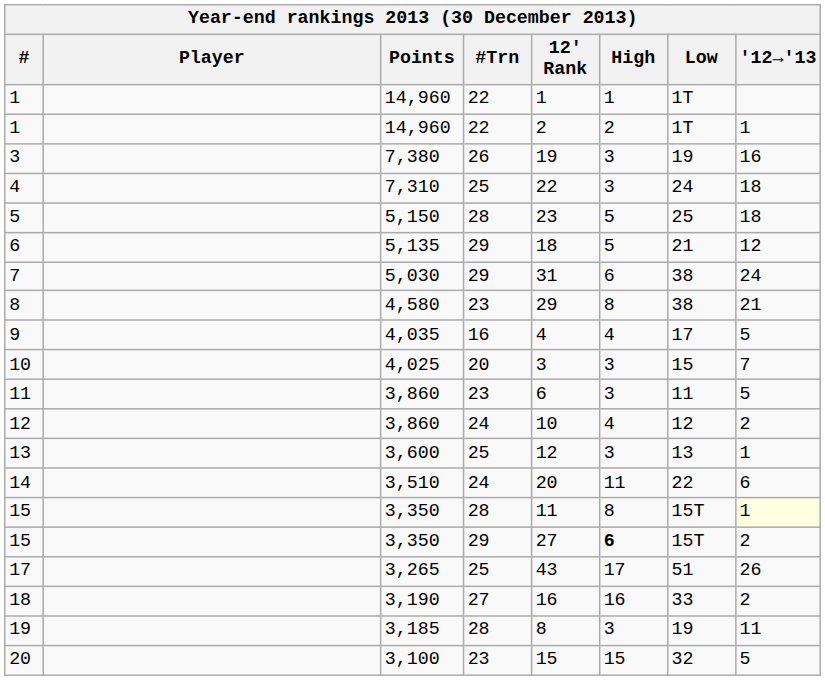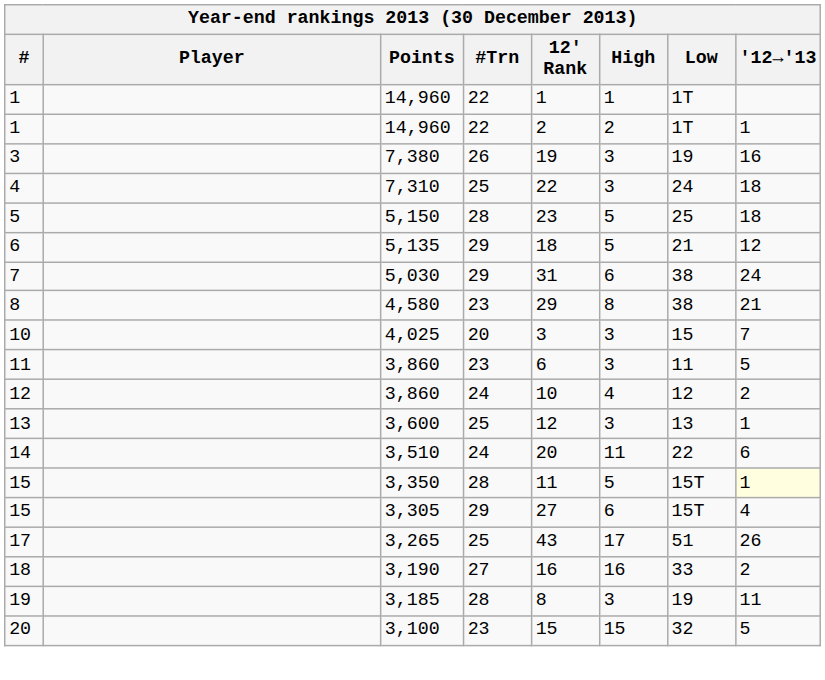- row: (15, 336)
(609, 513) 8 -> (609, 483) 5
(412, 542) 3,350 -> (412, 513) 3,305
(609, 542) bold -> (609, 513) normal
(745, 542) 2 -> (745, 513) 4
